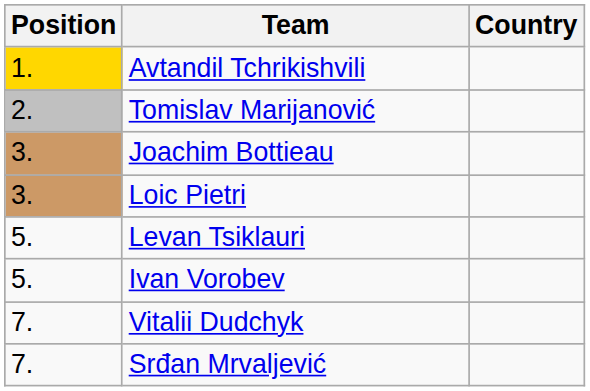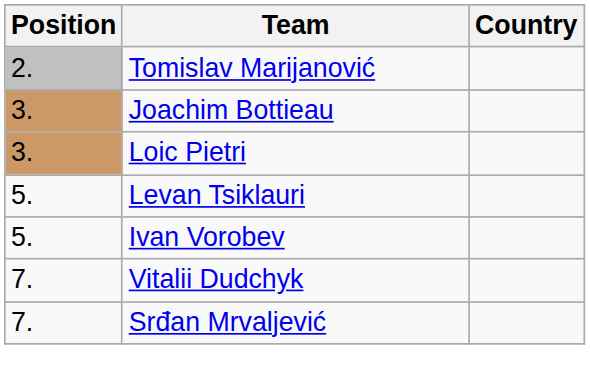- row: (247, 68)
